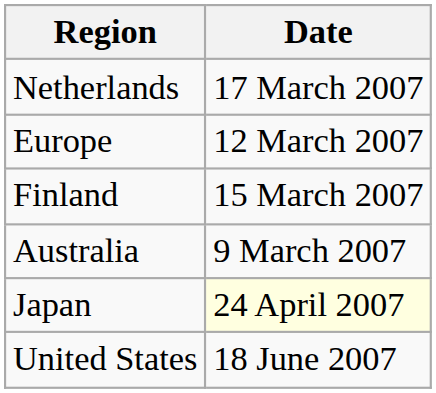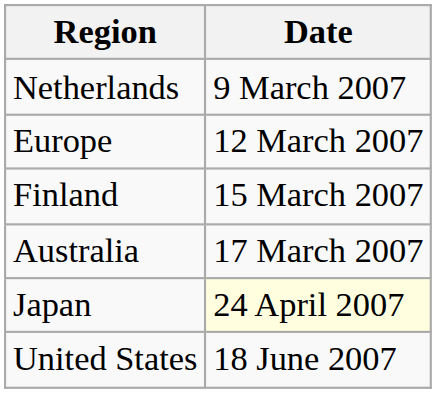(318, 86) 17 March 2007 -> (310, 86) 9 March 2007
(310, 250) 9 March 2007 -> (318, 250) 17 March 2007
